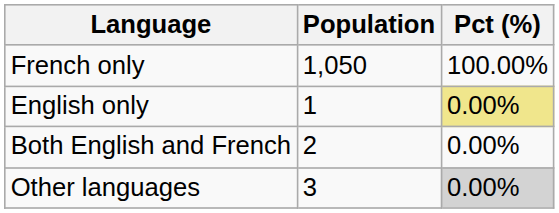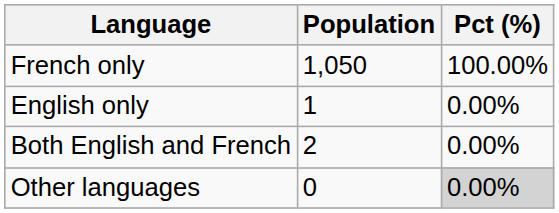(483, 106) khaki background -> (483, 106) no background
(310, 187) 3 -> (310, 187) 0
